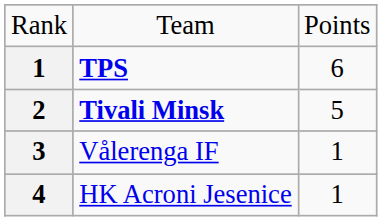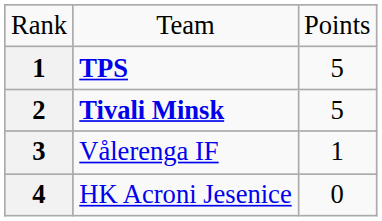(337, 67) 6 -> (337, 67) 5
(337, 194) 1 -> (337, 194) 0
